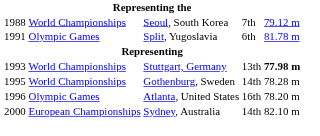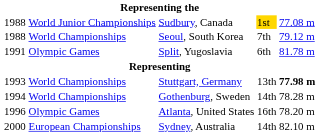+ row: (196, 22)
(15, 82) 1995 -> (15, 97) 1994
